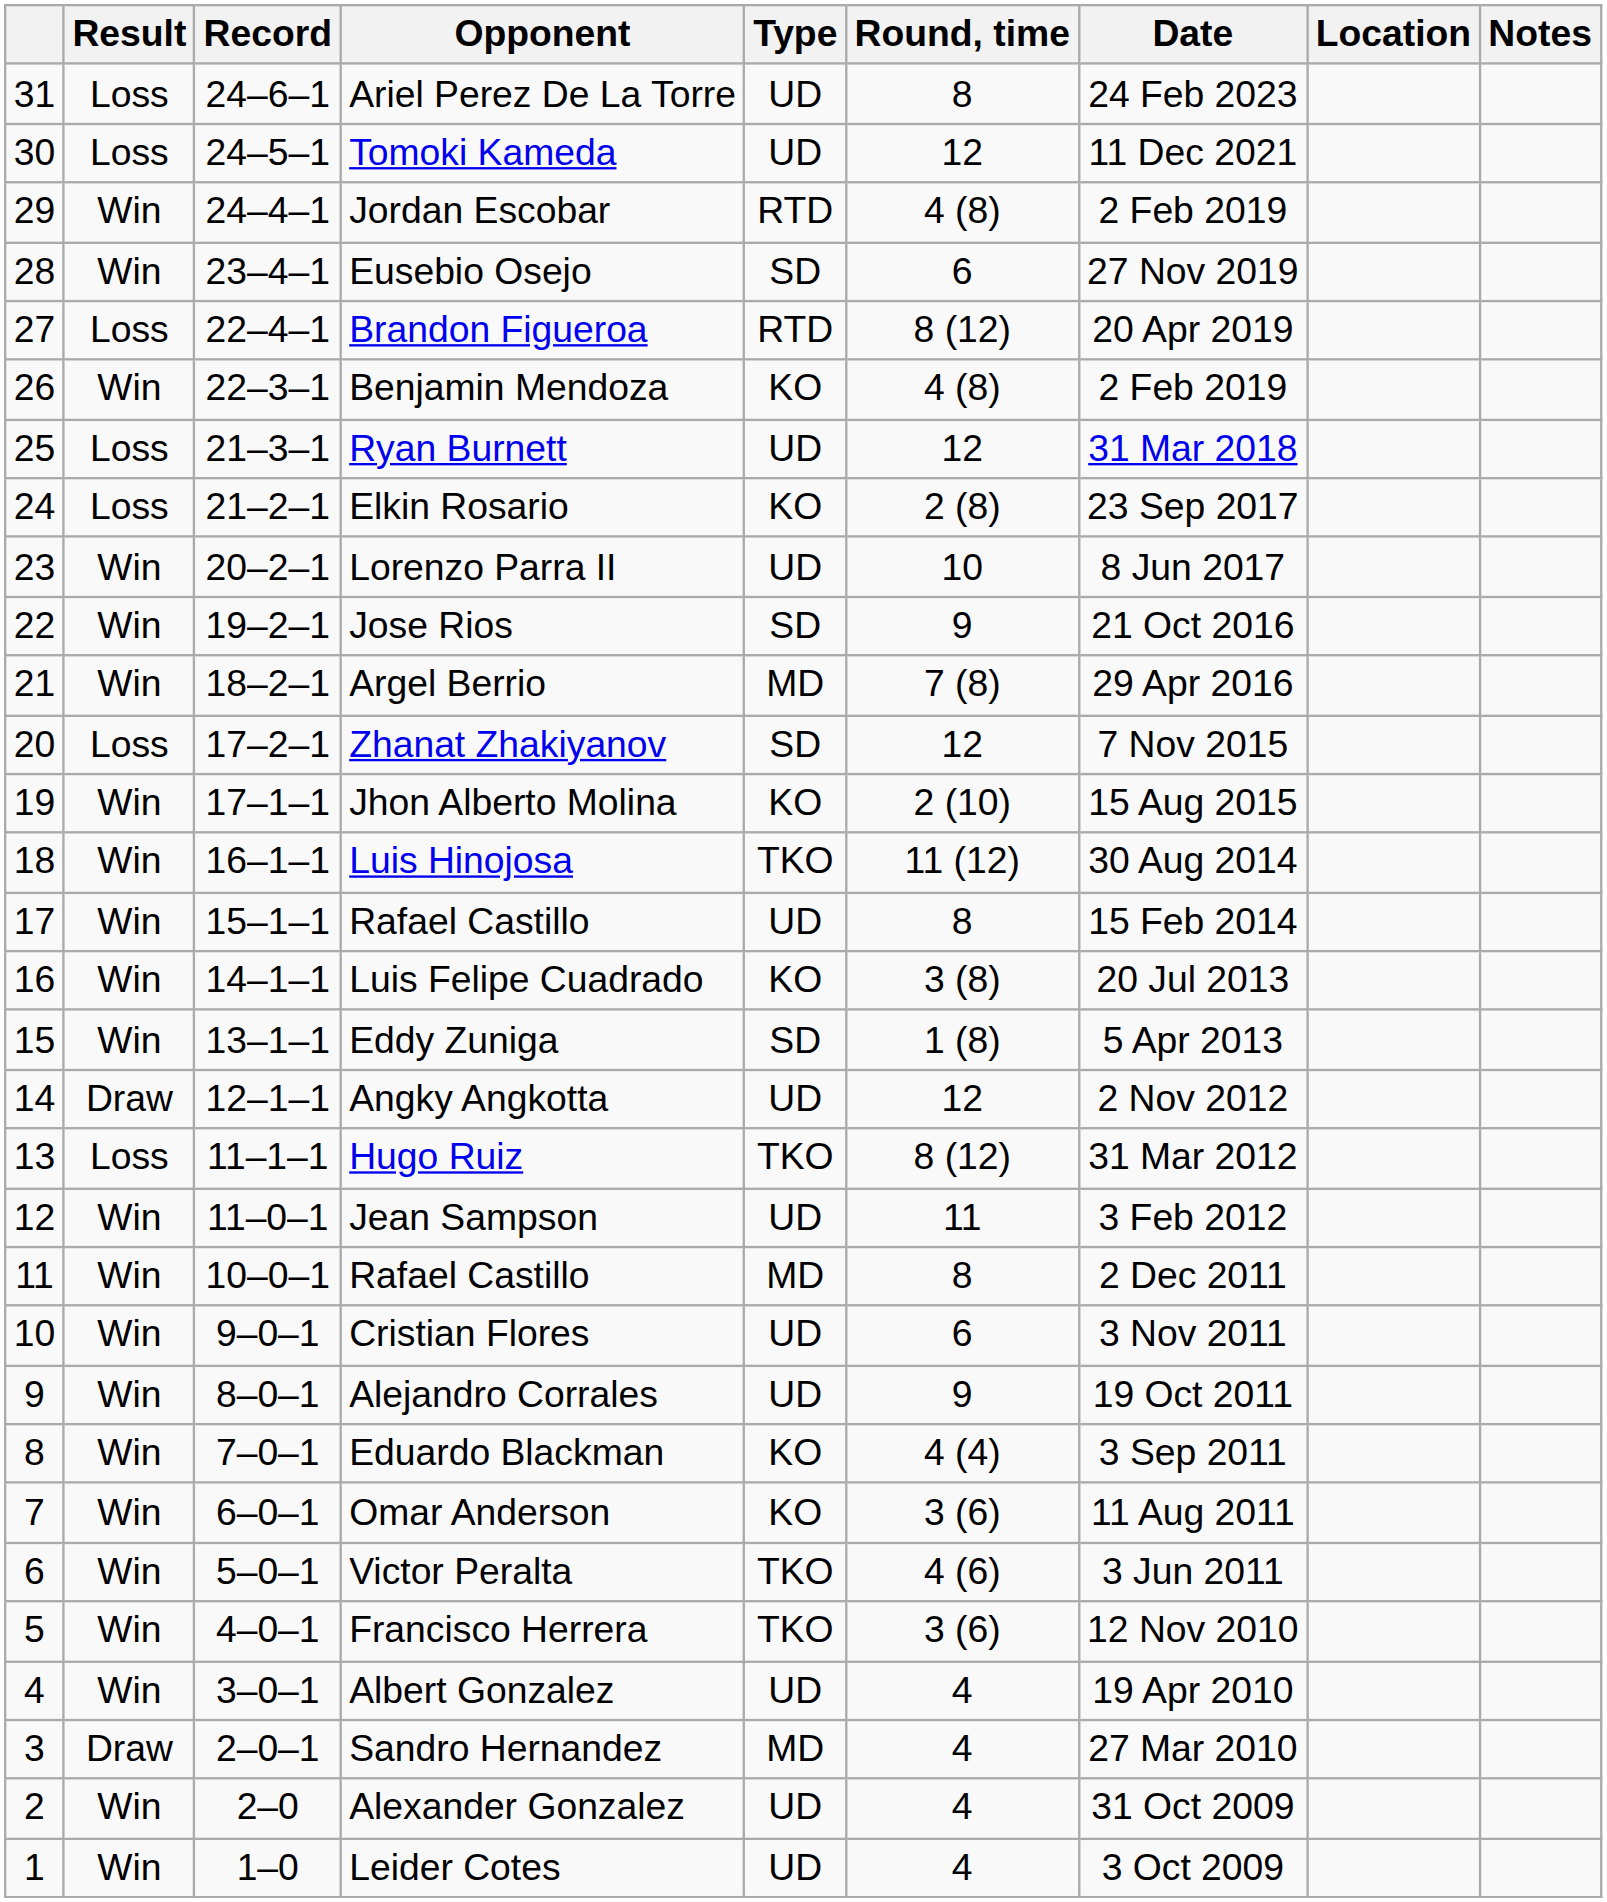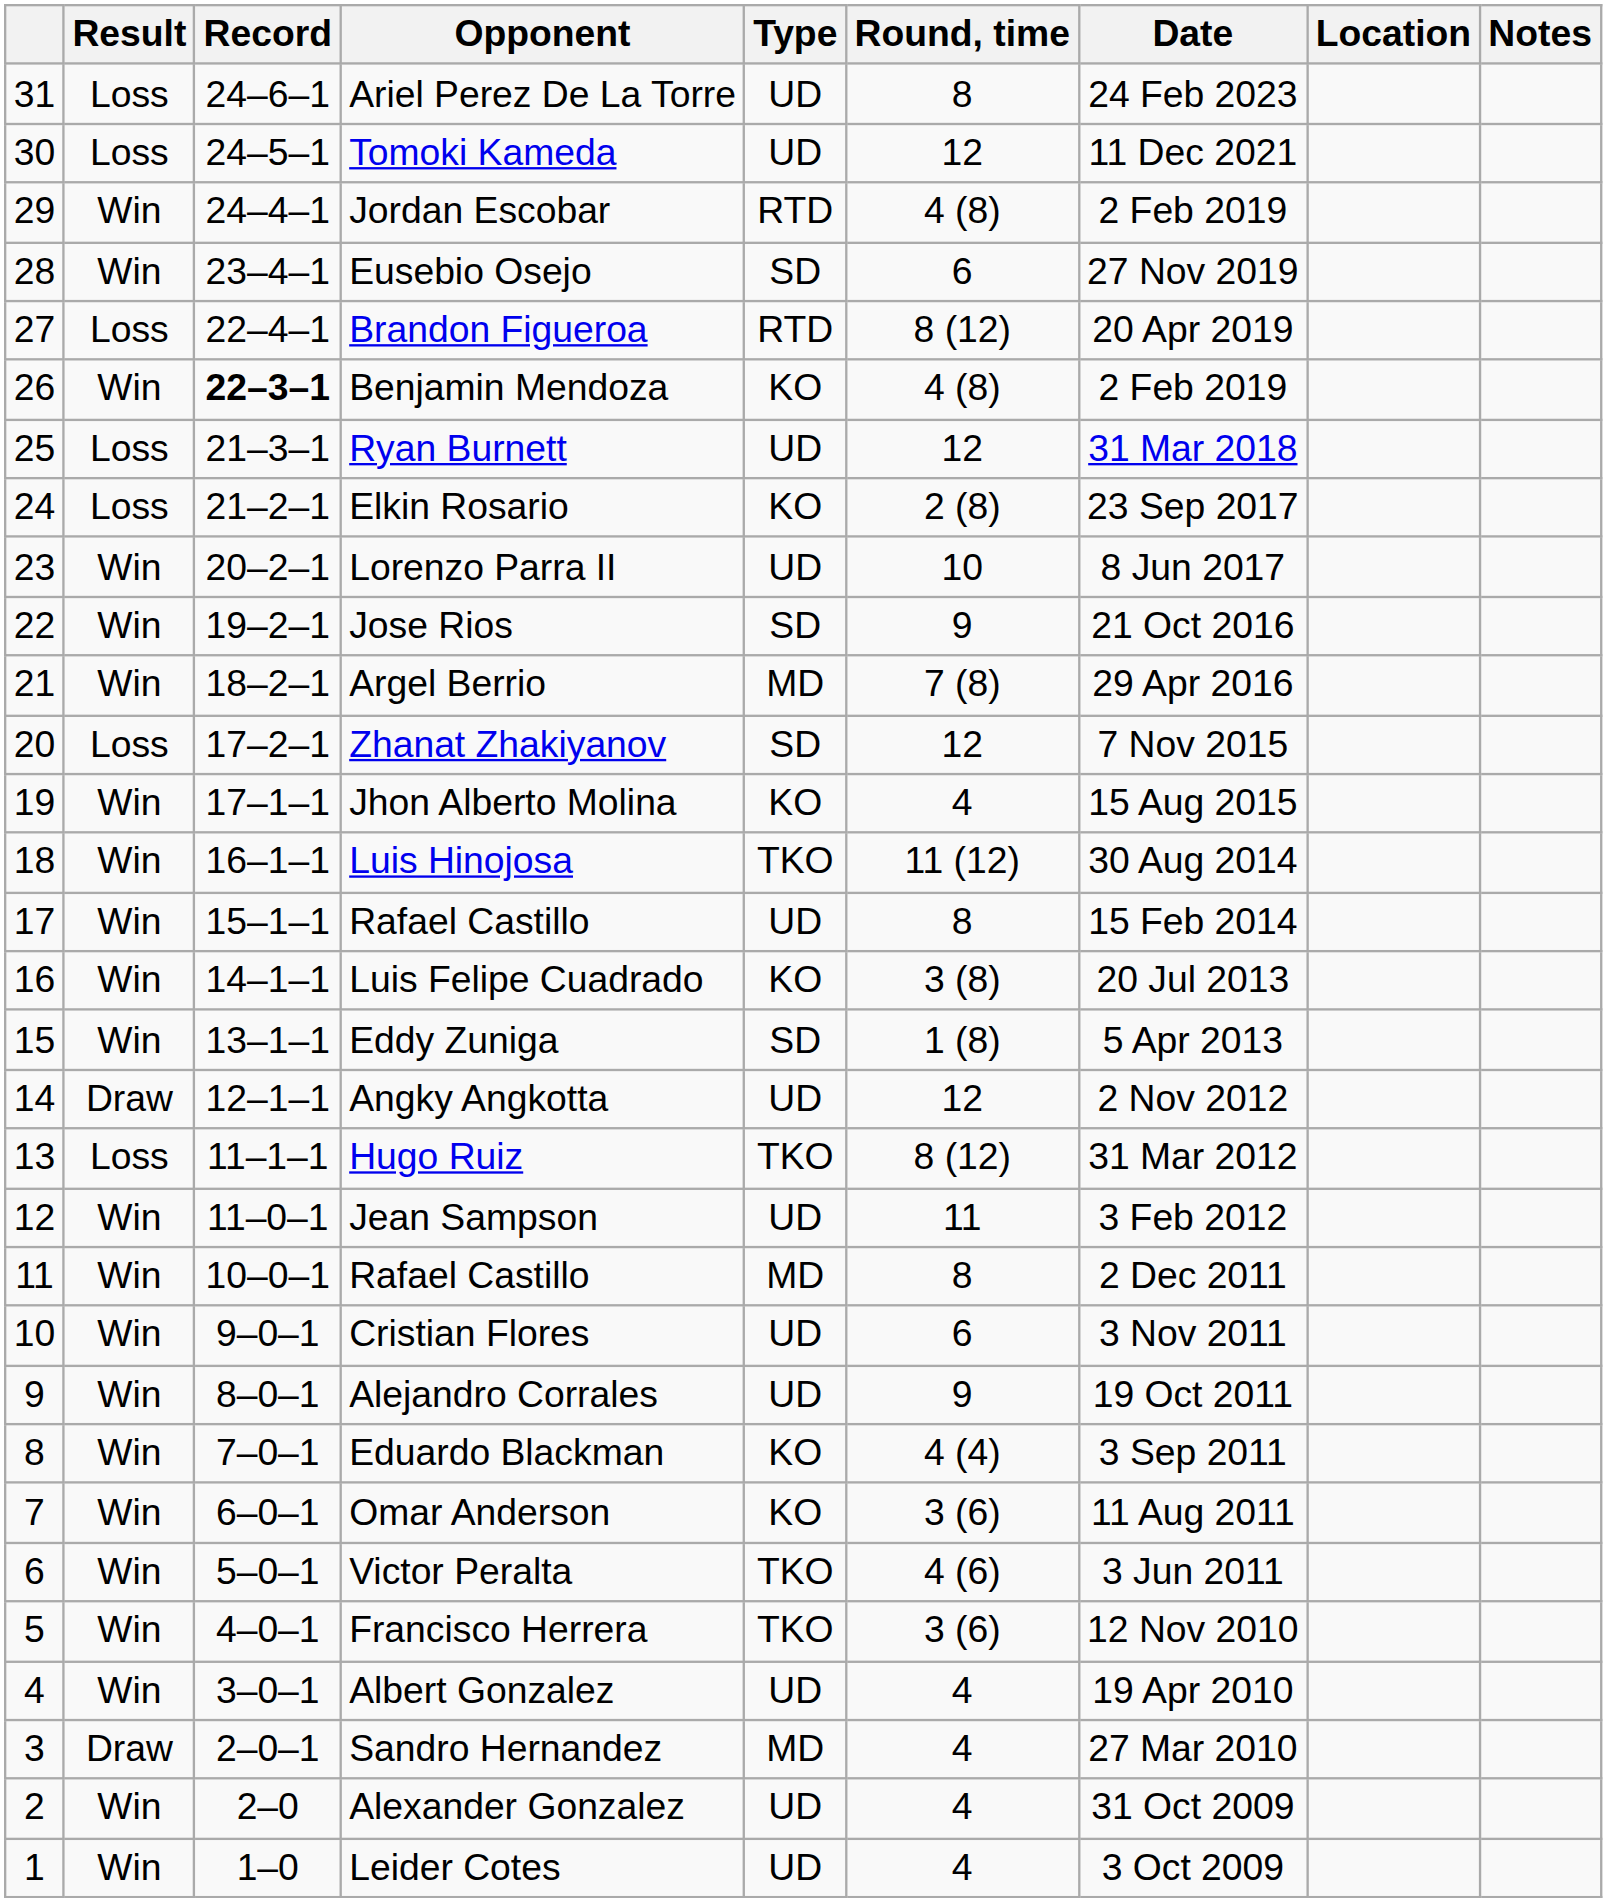(268, 388) normal -> (268, 388) bold
(962, 802) 2 (10) -> (962, 802) 4
